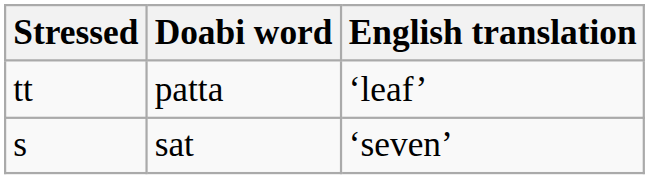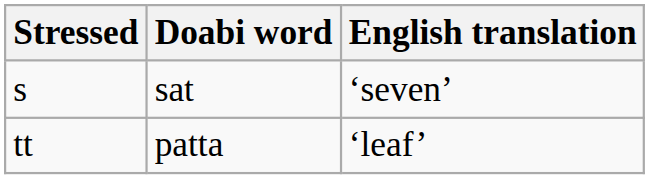rows swapped: (20, 144) <-> (23, 88)
